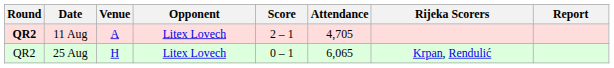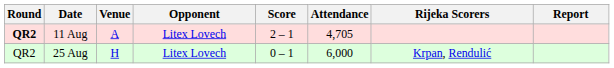(340, 53) 6,065 -> (340, 53) 6,000
